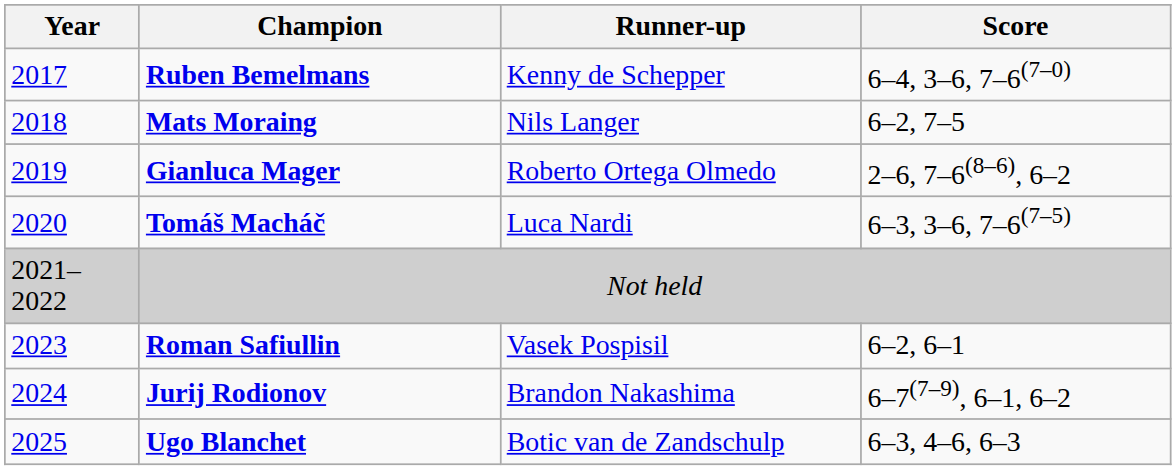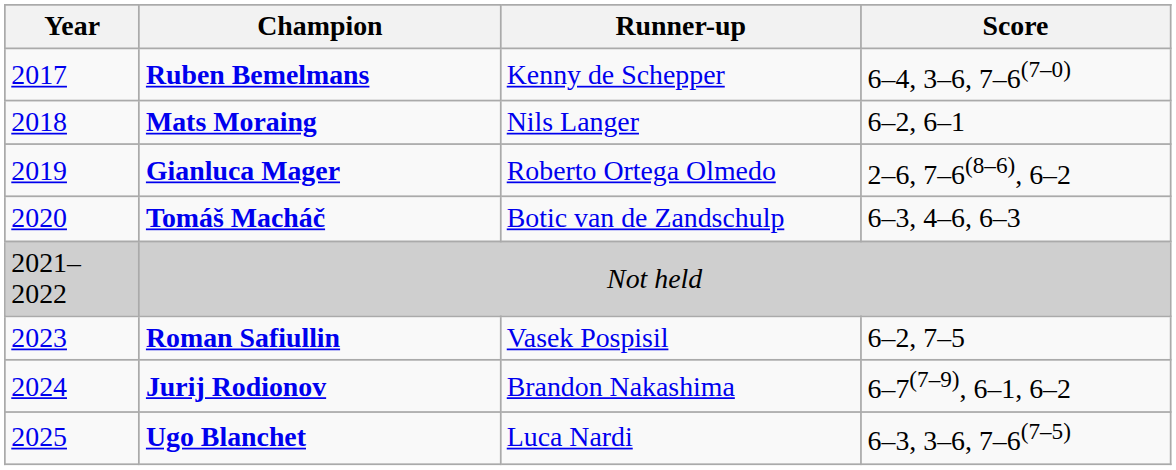(916, 122) 6–2, 7–5 -> (916, 122) 6–2, 6–1
(570, 222) Luca Nardi -> (646, 218) Botic van de Zandschulp
(969, 222) 6–3, 3–6, 7–6(7–5) -> (944, 218) 6–3, 4–6, 6–3
(916, 345) 6–2, 6–1 -> (916, 337) 6–2, 7–5
(646, 441) Botic van de Zandschulp -> (570, 437) Luca Nardi
(944, 441) 6–3, 4–6, 6–3 -> (969, 437) 6–3, 3–6, 7–6(7–5)
